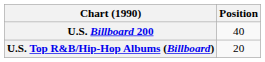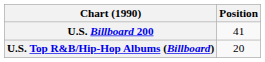(239, 31) 40 -> (239, 31) 41
